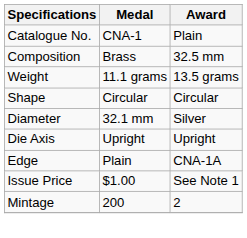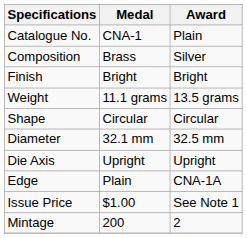(199, 56) 32.5 mm -> (190, 56) Silver
+ row: (25, 77)
(190, 118) Silver -> (199, 139) 32.5 mm
